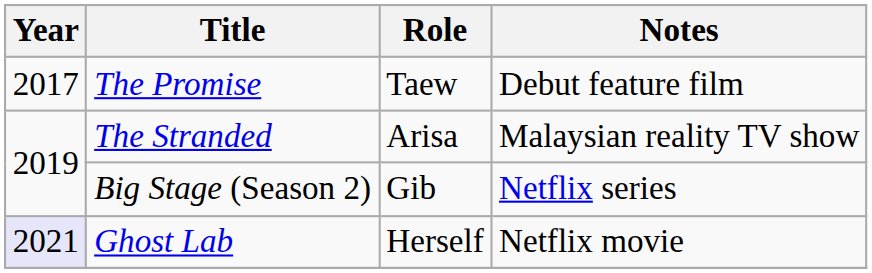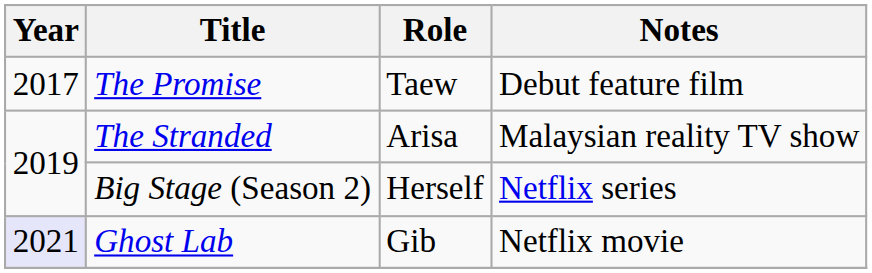(411, 188) Gib -> (435, 188) Herself
(435, 240) Herself -> (411, 240) Gib
